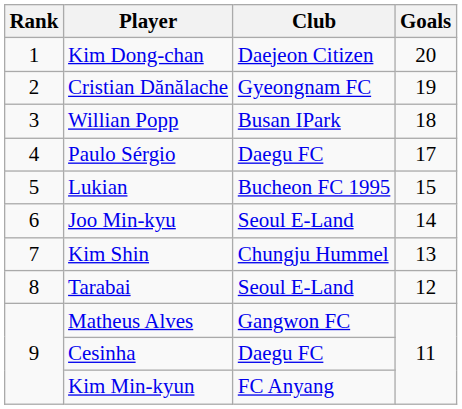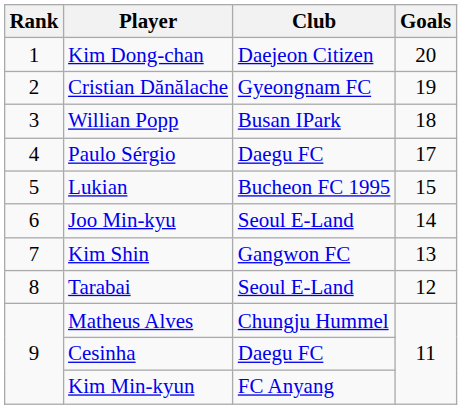(313, 253) Chungju Hummel -> (294, 253) Gangwon FC
(294, 320) Gangwon FC -> (313, 320) Chungju Hummel
